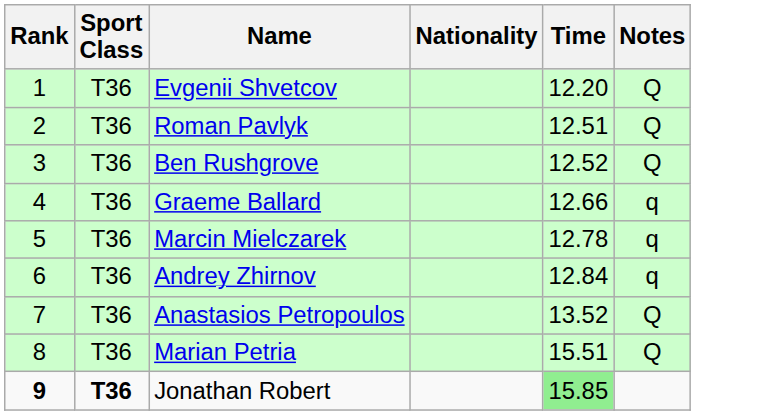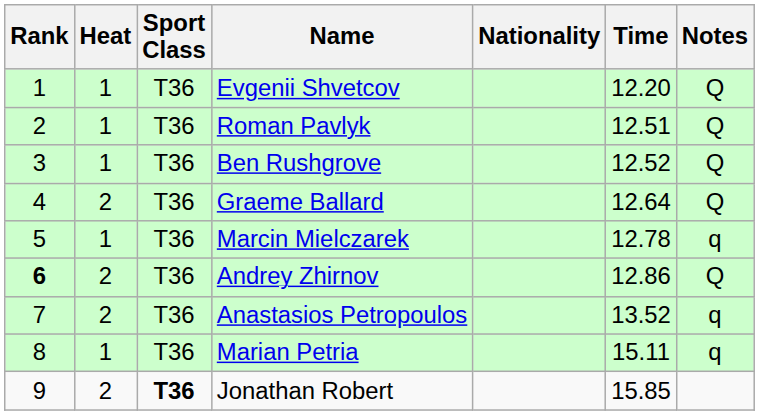+ column: (105, 36)
(578, 201) 12.66 -> (641, 201) 12.64
(652, 201) q -> (715, 201) Q
(39, 277) normal -> (39, 277) bold
(578, 277) 12.84 -> (641, 277) 12.86
(652, 277) q -> (715, 277) Q
(652, 314) Q -> (715, 314) q
(578, 352) 15.51 -> (641, 352) 15.11
(652, 352) Q -> (715, 352) q
(39, 390) bold -> (39, 390) normal
(578, 390) lightgreen background -> (641, 390) no background
